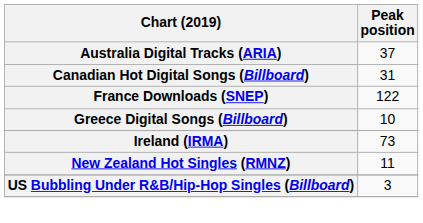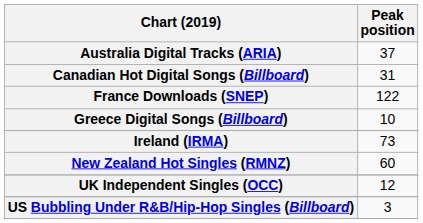(388, 163) 11 -> (388, 163) 60
+ row: (181, 185)
